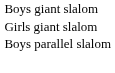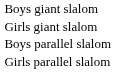+ row: (57, 62)
